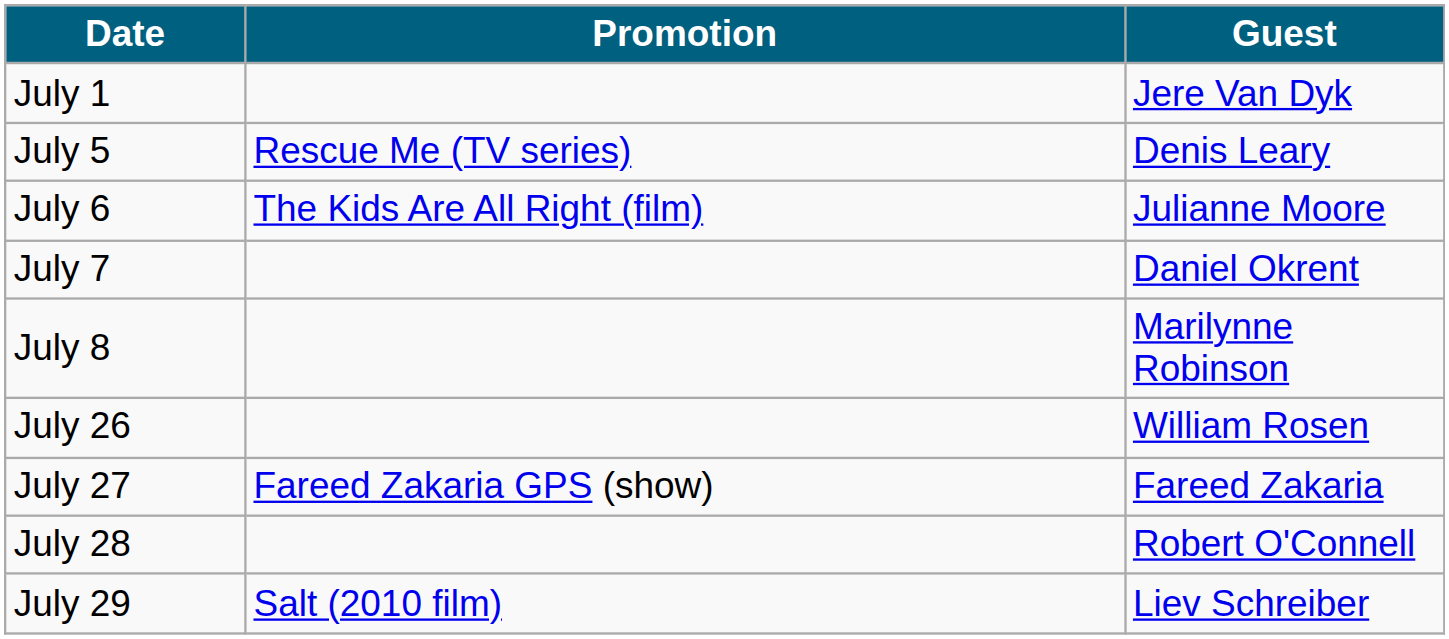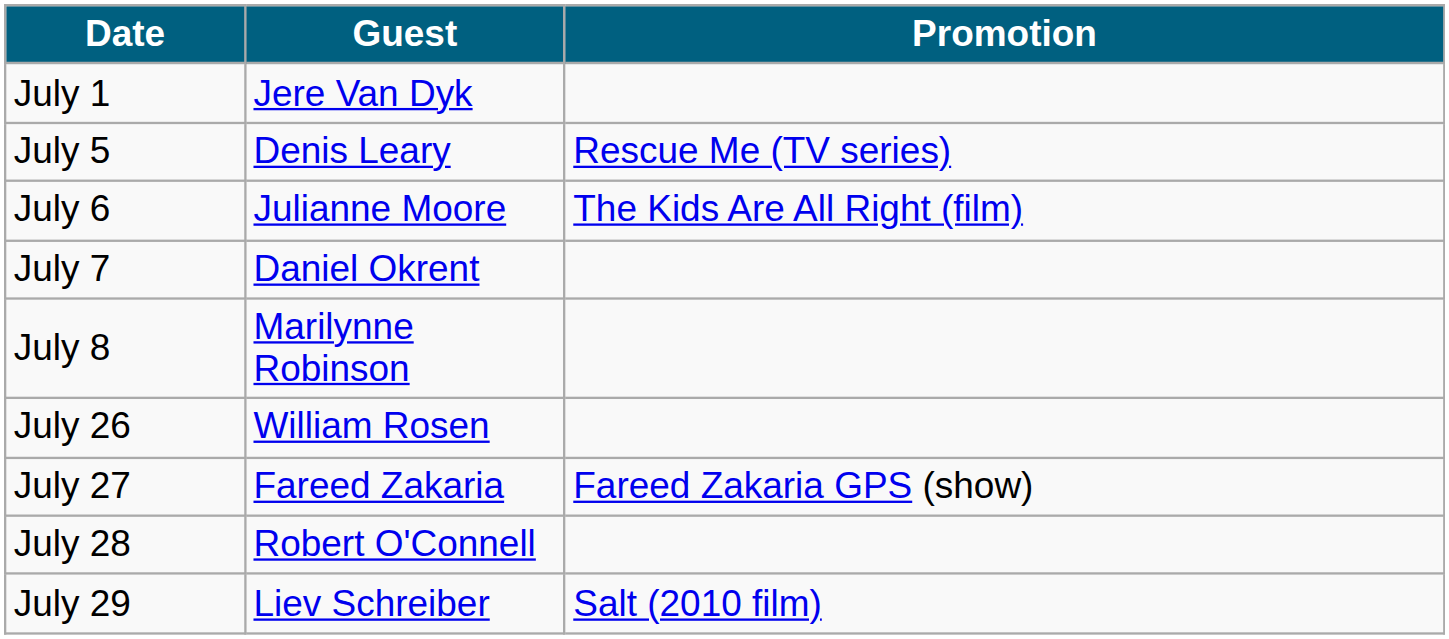columns swapped: (1284, 33) <-> (685, 33)
